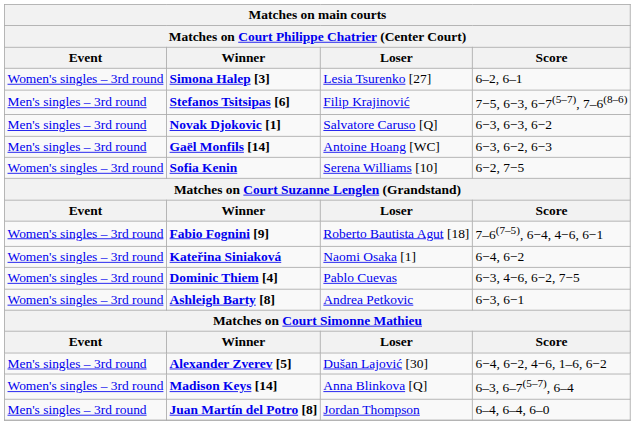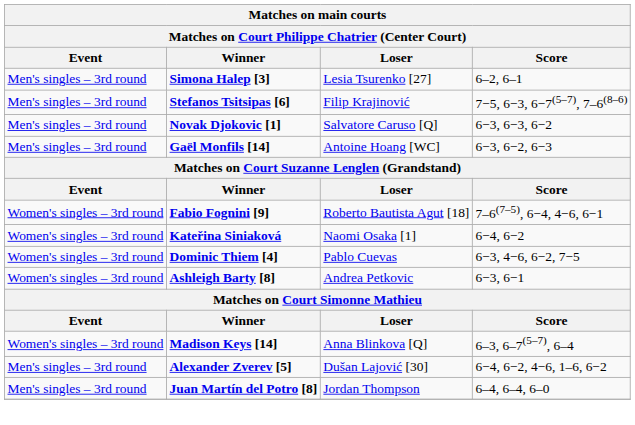(85, 79) Women's singles – 3rd round -> (77, 79) Men's singles – 3rd round
- row: (203, 167)
rows swapped: (231, 363) <-> (223, 386)
